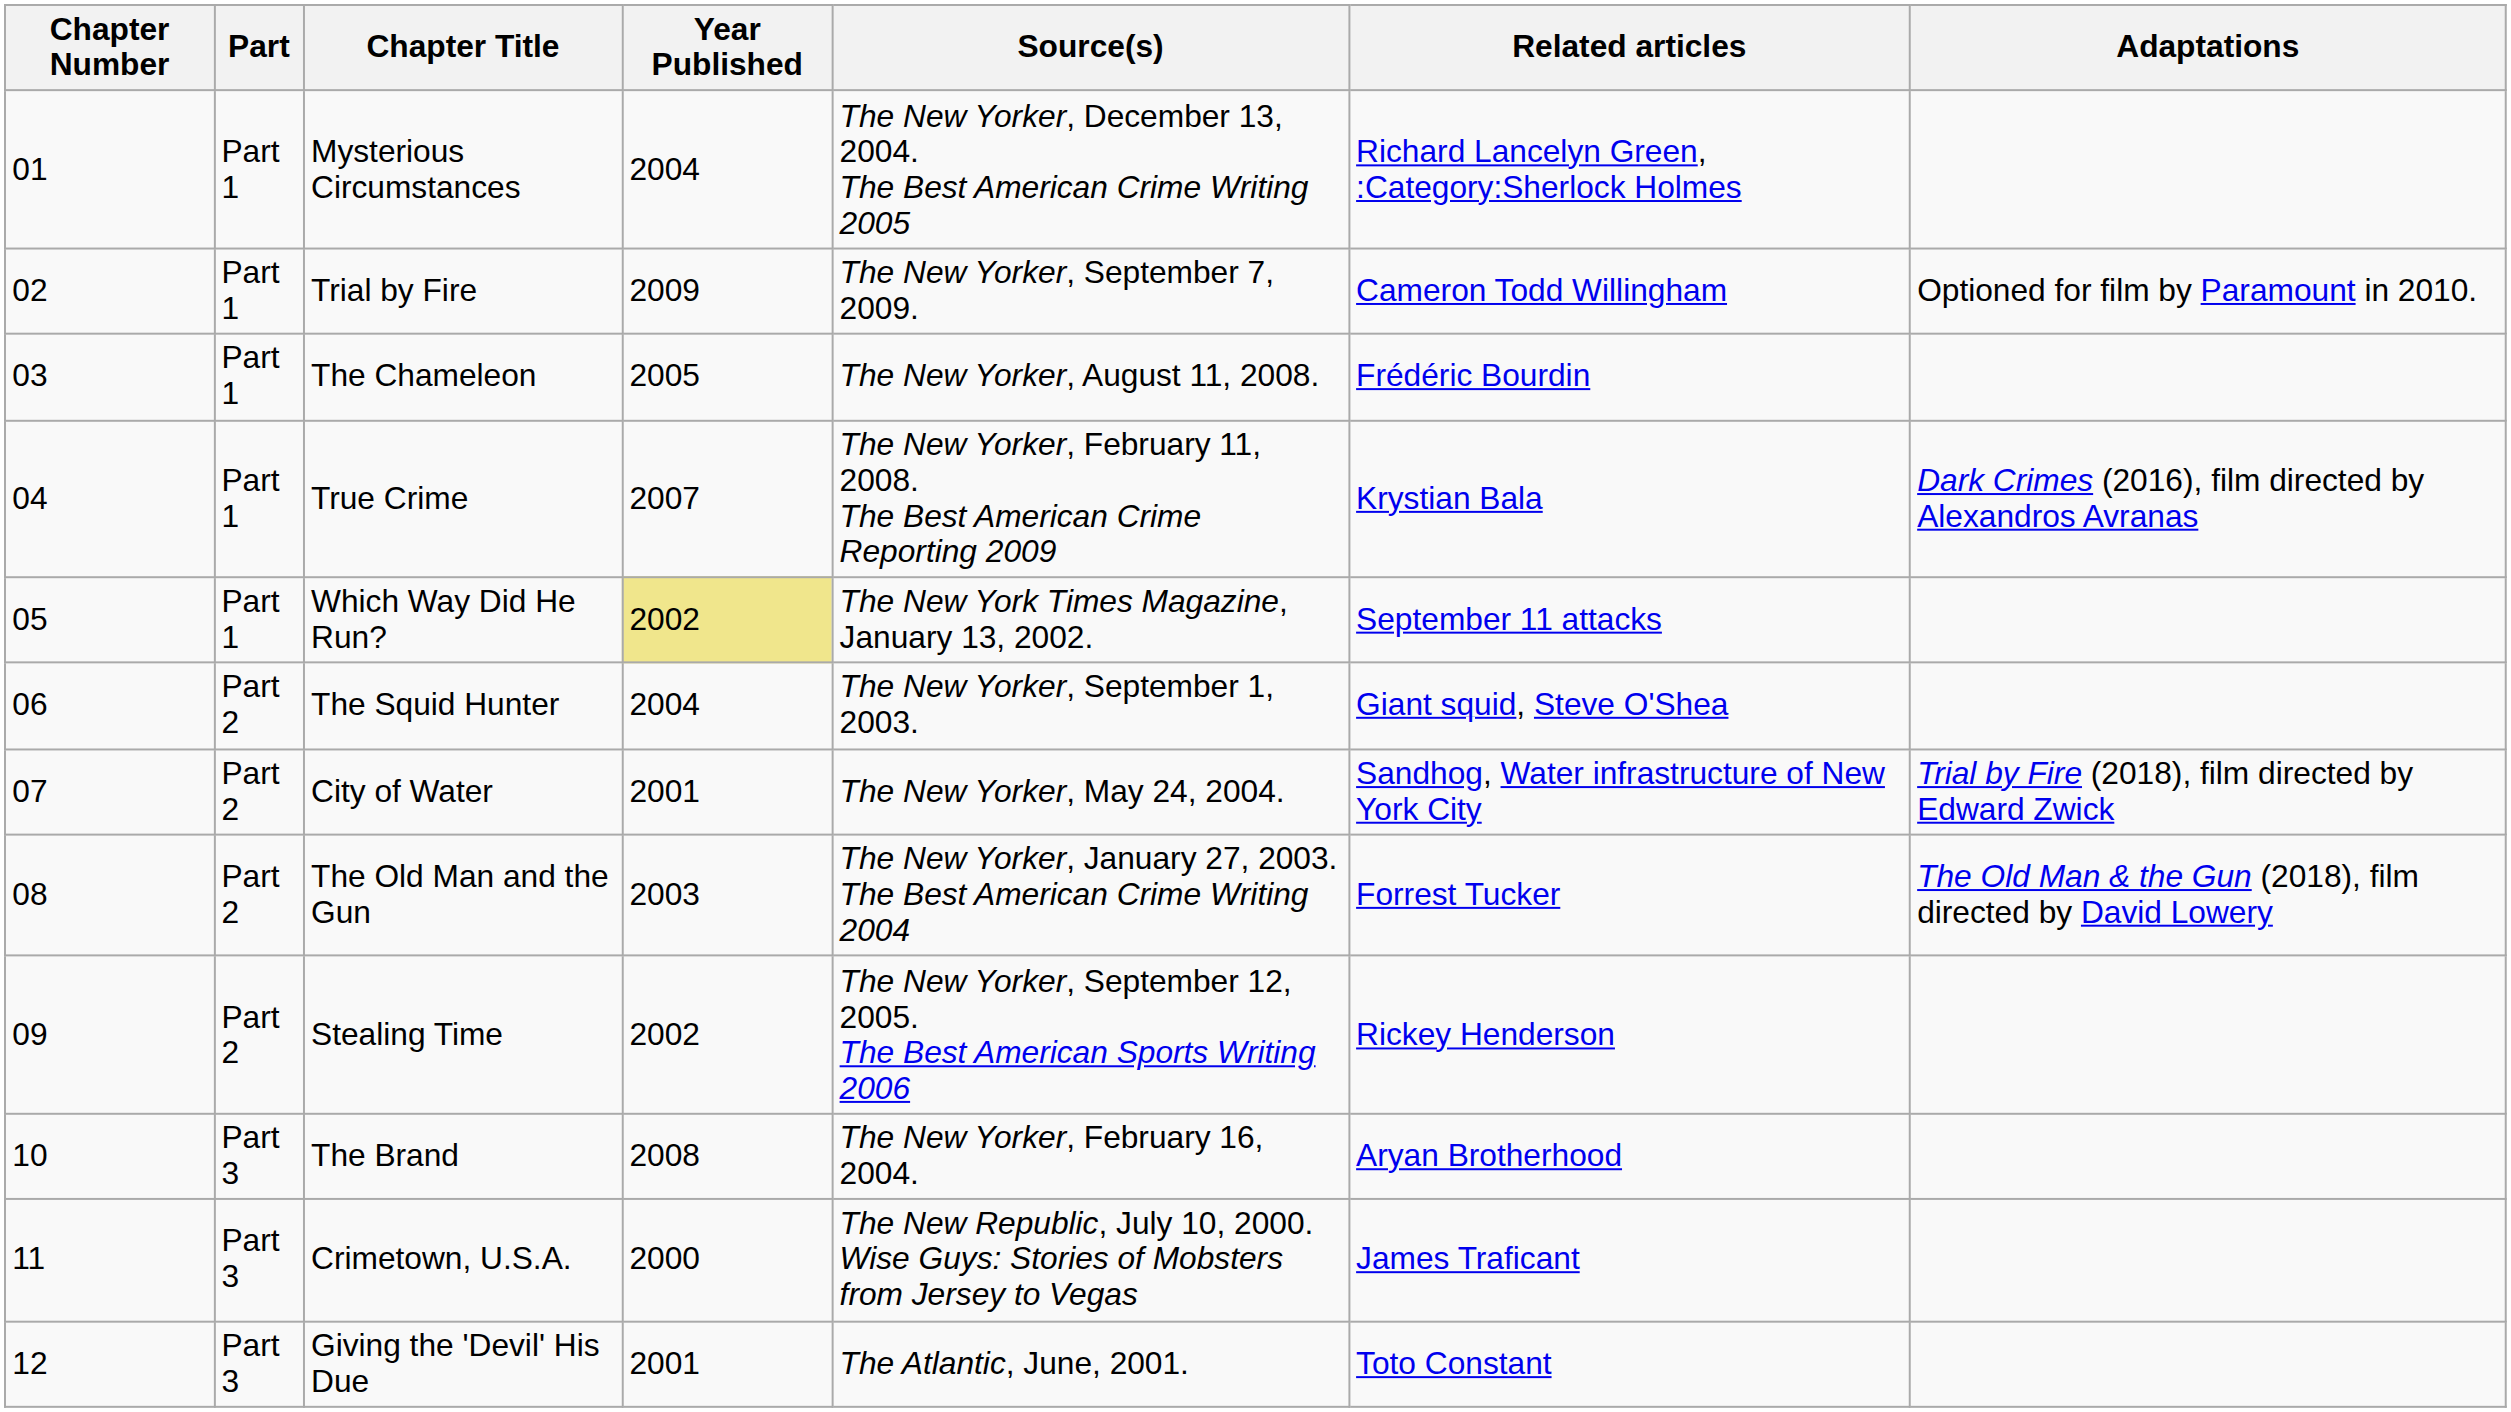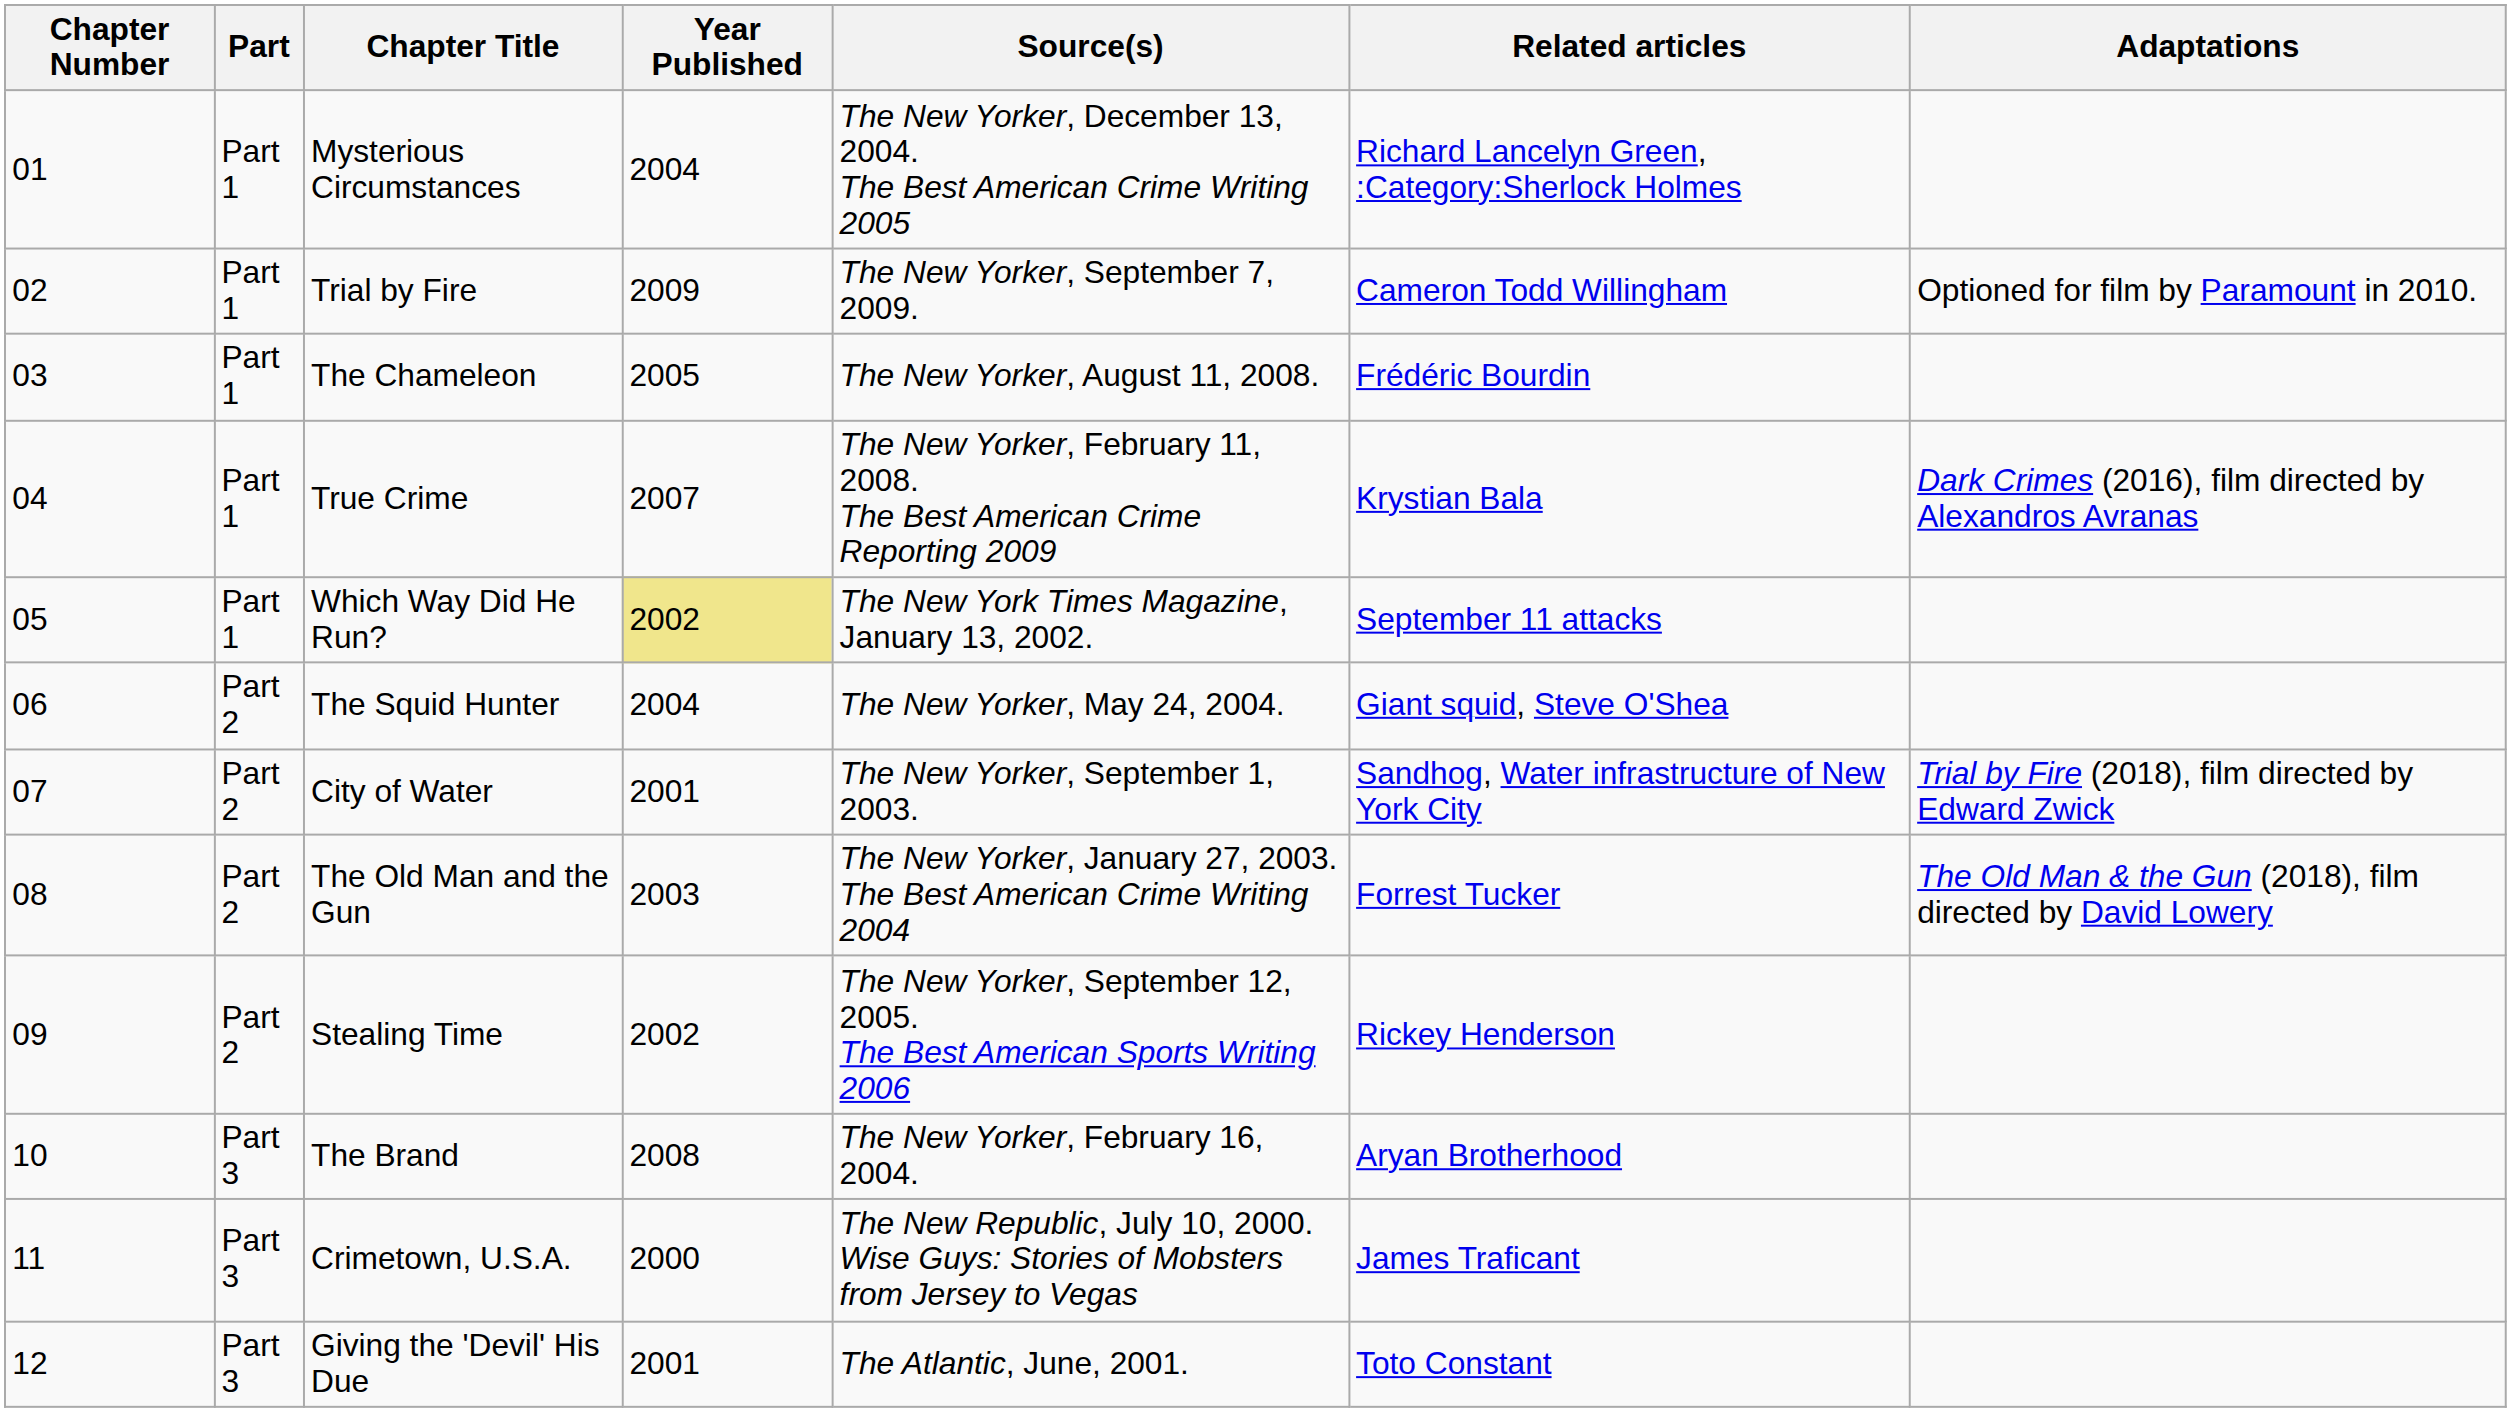(1057, 705) The New Yorker, September 1, 2003. -> (1062, 705) The New Yorker, May 24, 2004.
(1062, 791) The New Yorker, May 24, 2004. -> (1057, 791) The New Yorker, September 1, 2003.
